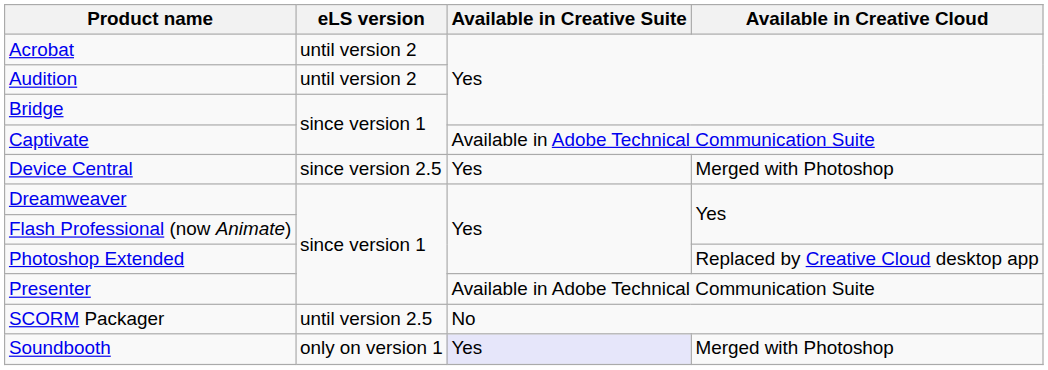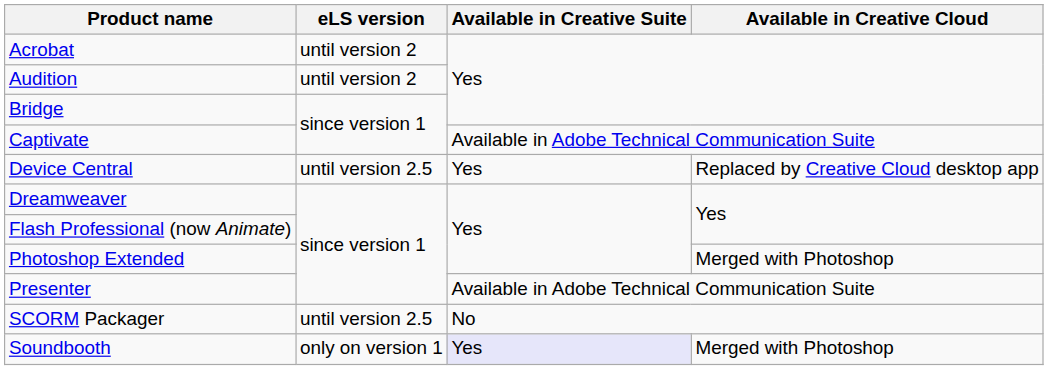(371, 169) since version 2.5 -> (366, 169) until version 2.5
(795, 169) Merged with Photoshop -> (867, 169) Replaced by Creative Cloud desktop app
(867, 259) Replaced by Creative Cloud desktop app -> (795, 259) Merged with Photoshop
